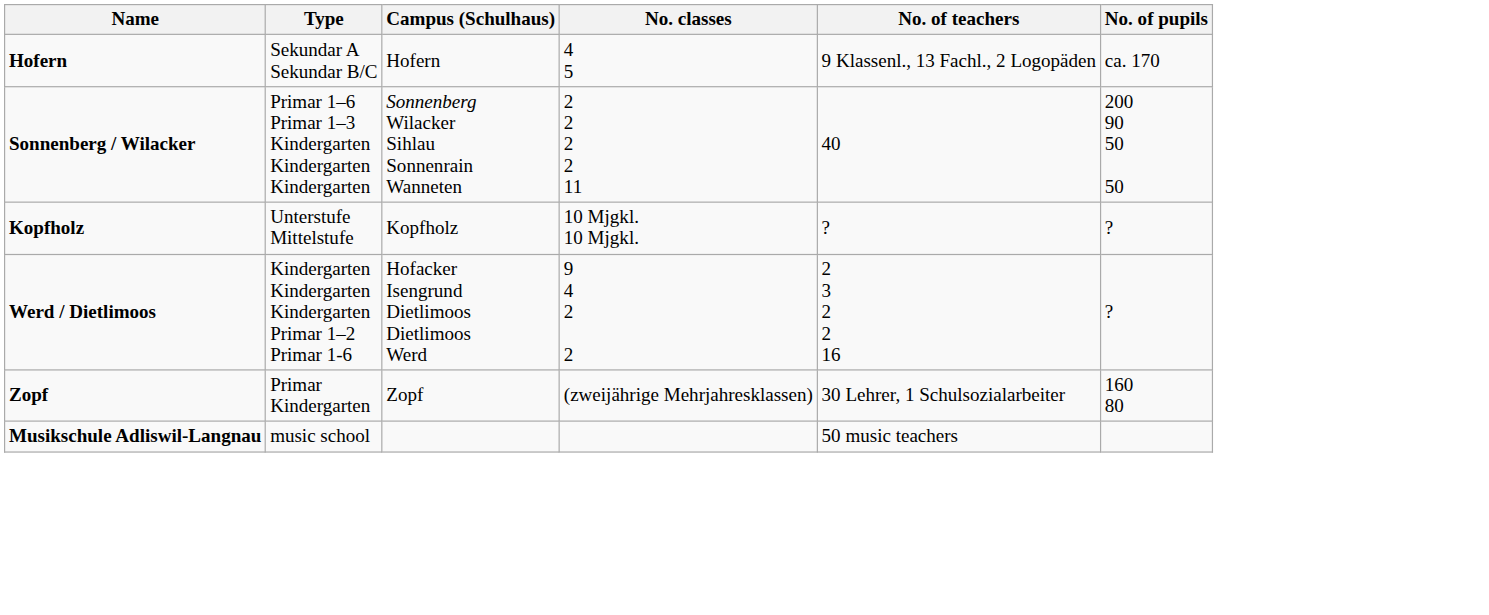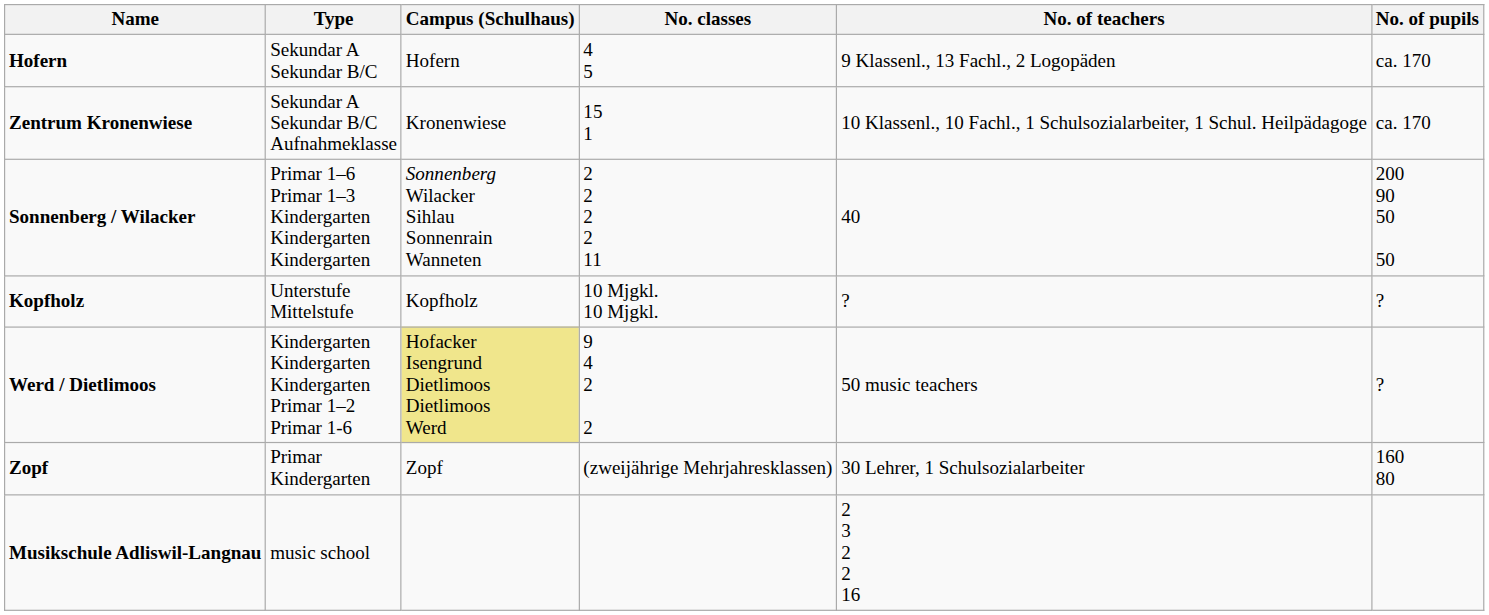+ row: (101, 122)
(429, 311) no background -> (448, 384) khaki background
(831, 311) 2 3 2 2 16 -> (909, 384) 50 music teachers
(890, 436) 50 music teachers -> (851, 552) 2 3 2 2 16
